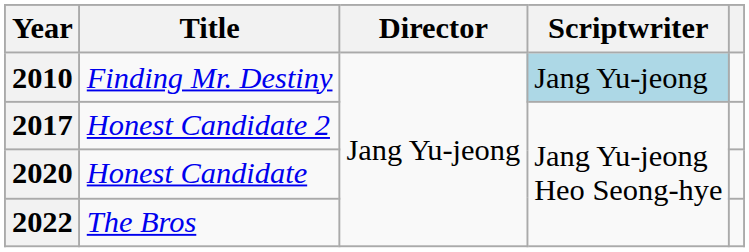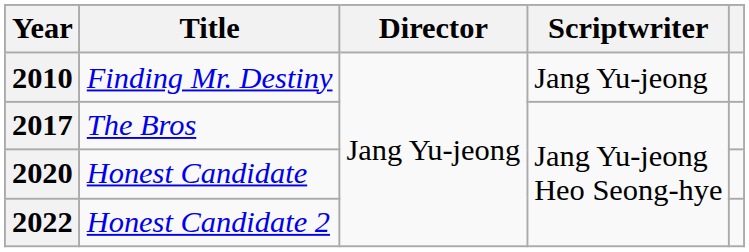(621, 76) lightblue background -> (621, 76) no background
(208, 125) Honest Candidate 2 -> (142, 125) The Bros
(142, 221) The Bros -> (208, 221) Honest Candidate 2
